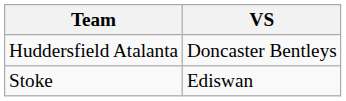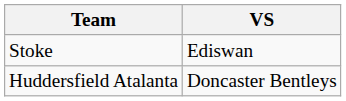rows swapped: (94, 50) <-> (31, 80)
